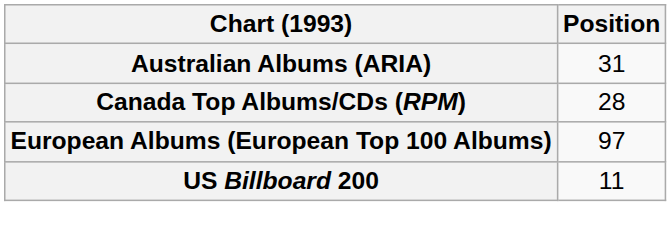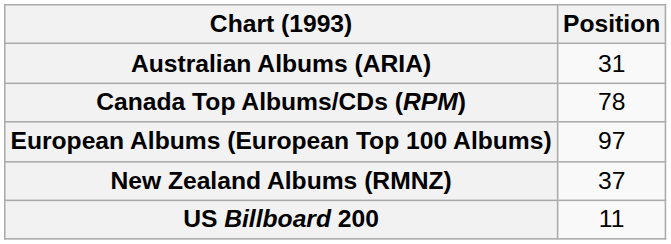(612, 102) 28 -> (612, 102) 78
+ row: (281, 180)
